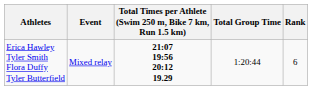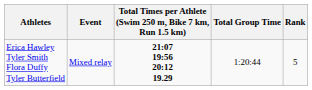(295, 62) 6 -> (295, 62) 5
